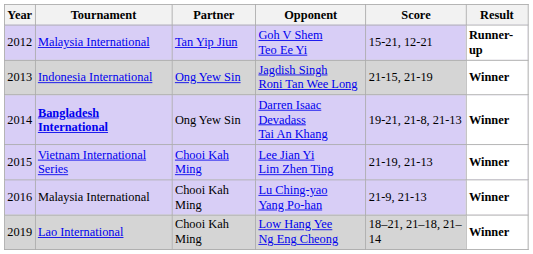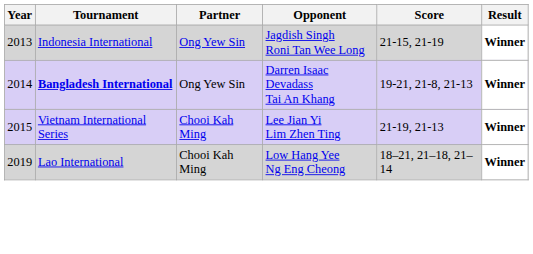- row: (291, 42)
- row: (293, 197)
